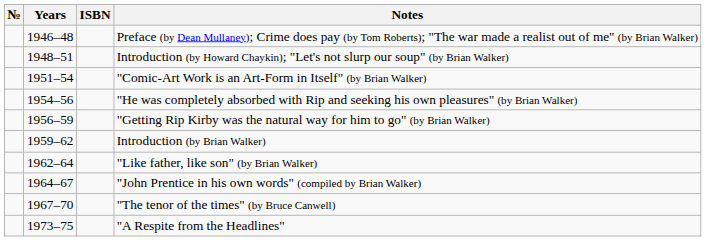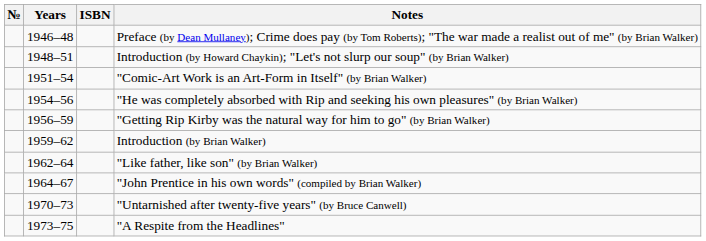- row: (226, 204)
+ row: (262, 204)
